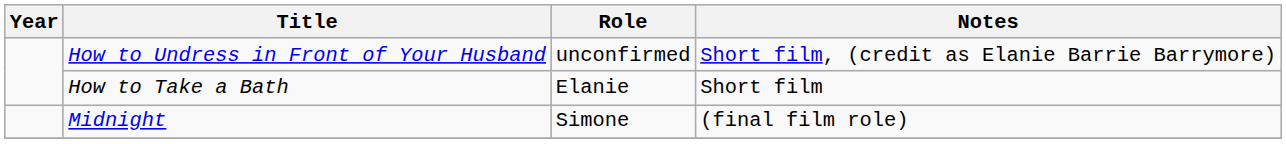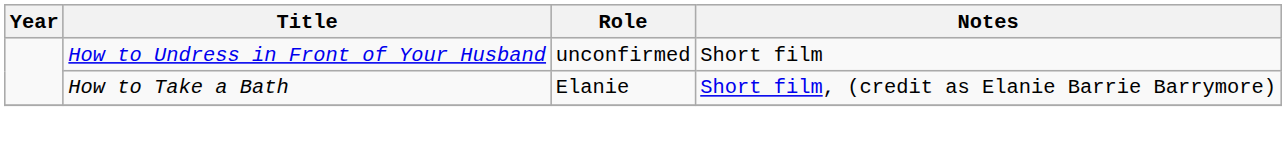(988, 55) Short film, (credit as Elanie Barrie Barrymore) -> (761, 55) Short film
(761, 88) Short film -> (988, 88) Short film, (credit as Elanie Barrie Barrymore)
- row: (117, 121)
